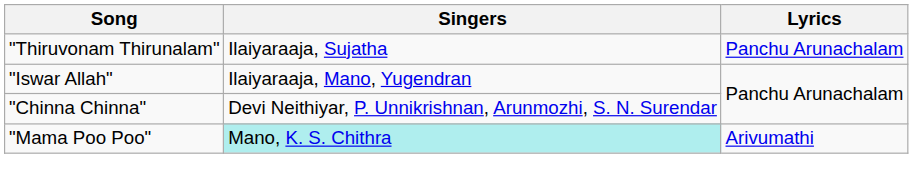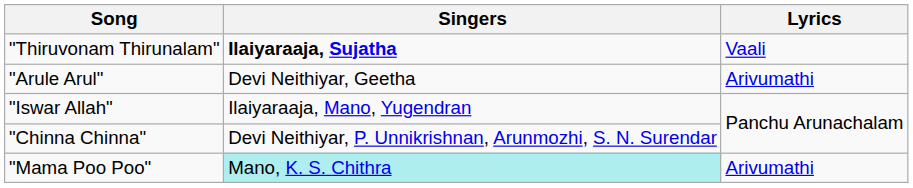(308, 49) normal -> (312, 49) bold
(814, 49) Panchu Arunachalam -> (746, 49) Vaali
+ row: (56, 78)
